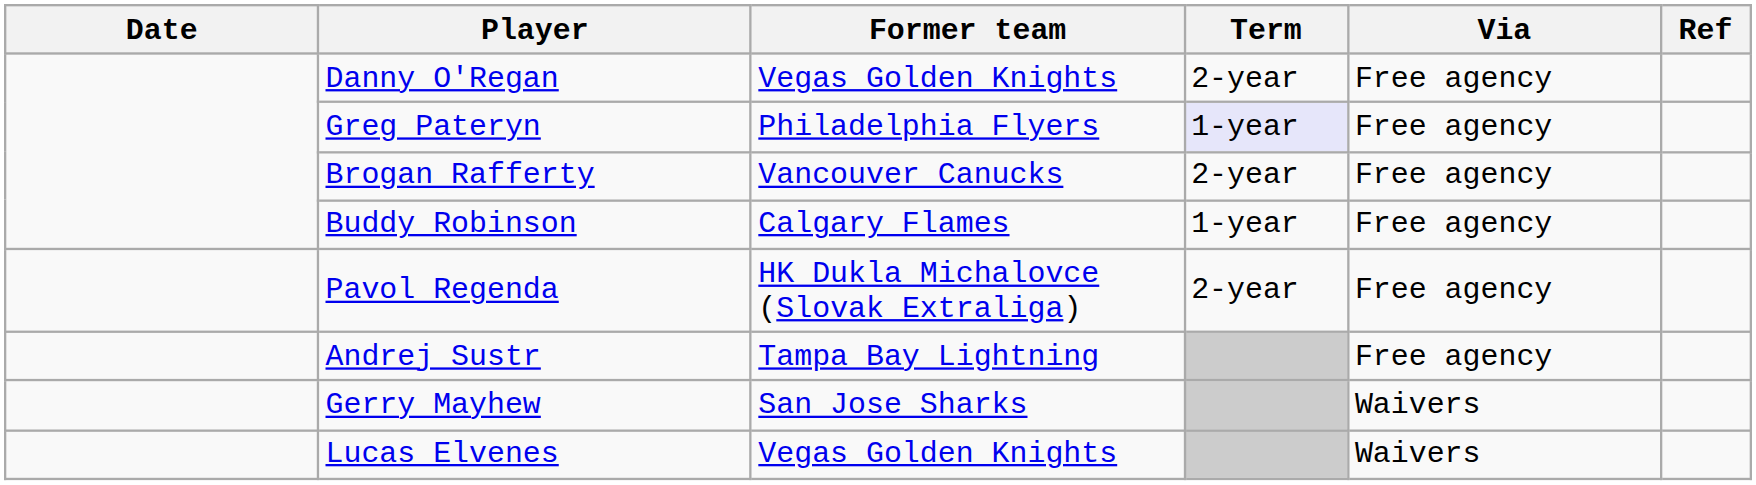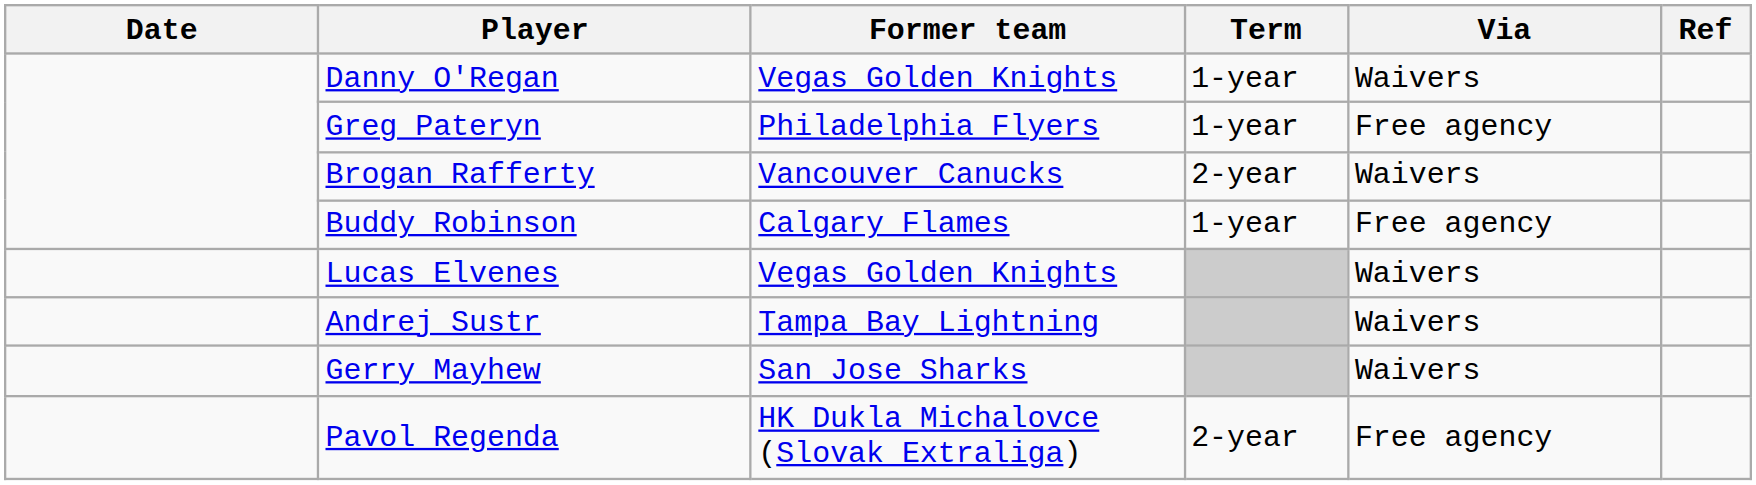(1245, 78) 2-year -> (1245, 78) 1-year
(1454, 78) Free agency -> (1418, 78) Waivers
(1245, 127) lavender background -> (1245, 127) no background
(1454, 176) Free agency -> (1418, 176) Waivers
rows swapped: (442, 454) <-> (442, 290)
(1454, 356) Free agency -> (1418, 322) Waivers
